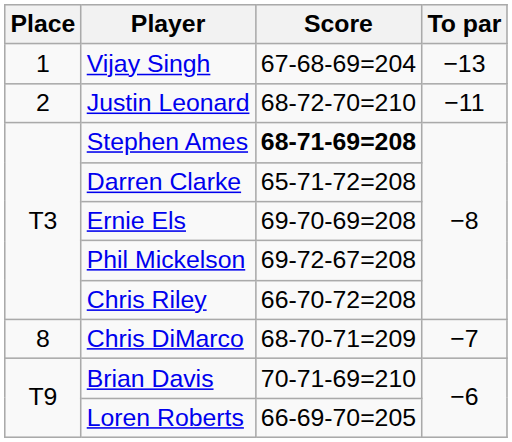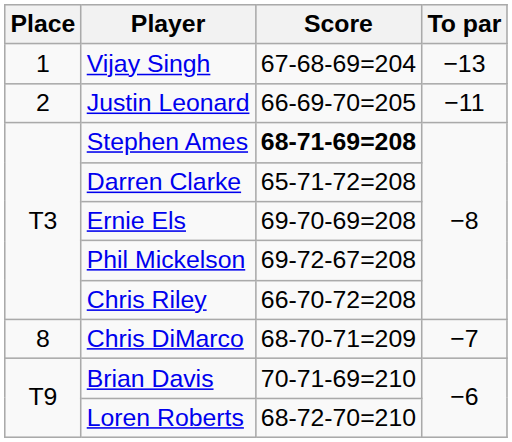(338, 102) 68-72-70=210 -> (338, 102) 66-69-70=205
(338, 417) 66-69-70=205 -> (338, 417) 68-72-70=210
